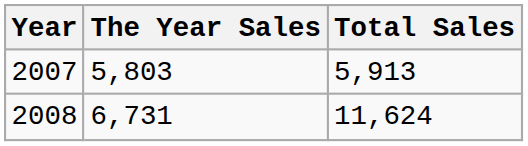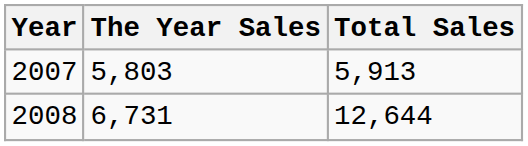(383, 117) 11,624 -> (383, 117) 12,644
